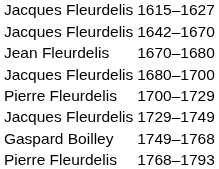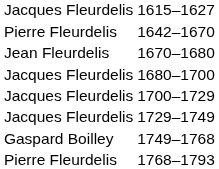(69, 31) Jacques Fleurdelis -> (60, 31) Pierre Fleurdelis
(60, 96) Pierre Fleurdelis -> (69, 96) Jacques Fleurdelis
